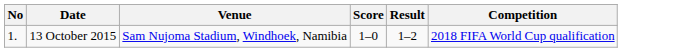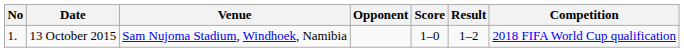+ column: (381, 14)
